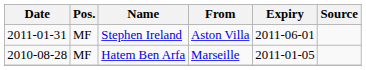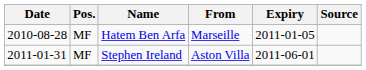rows swapped: (143, 55) <-> (142, 34)
